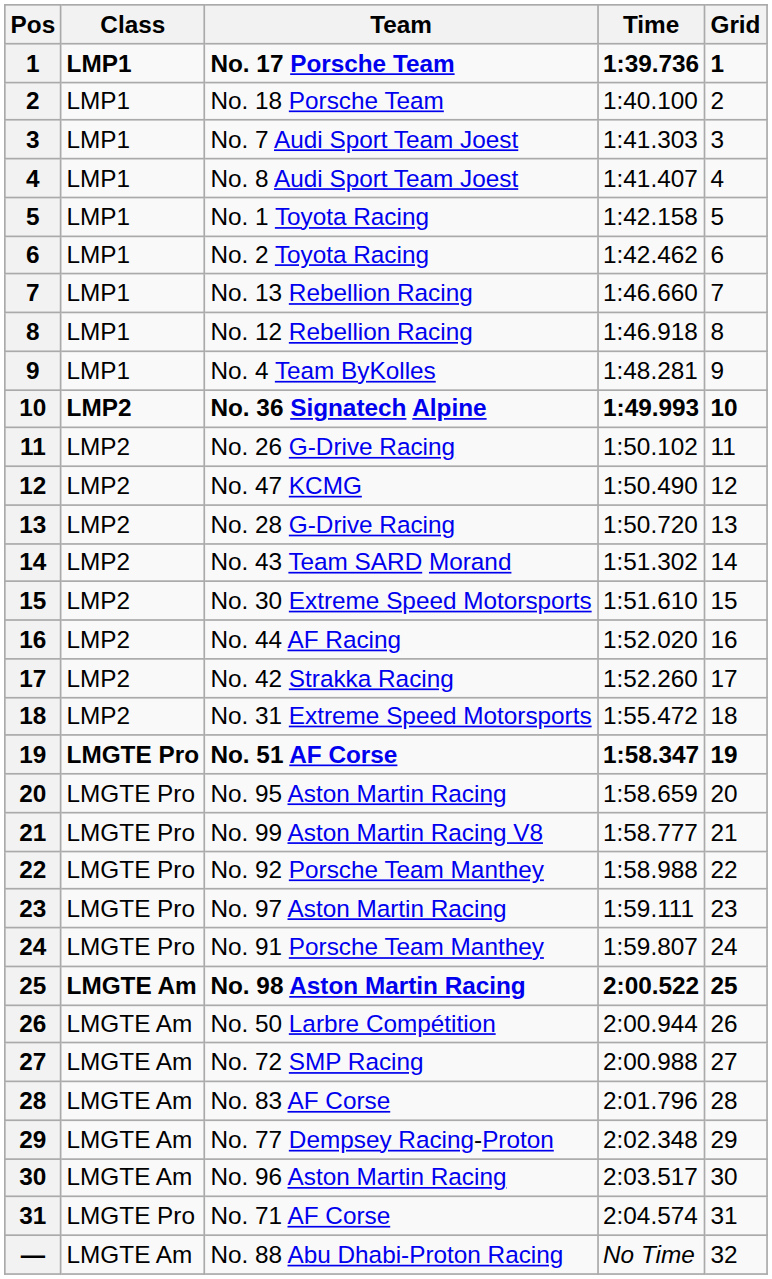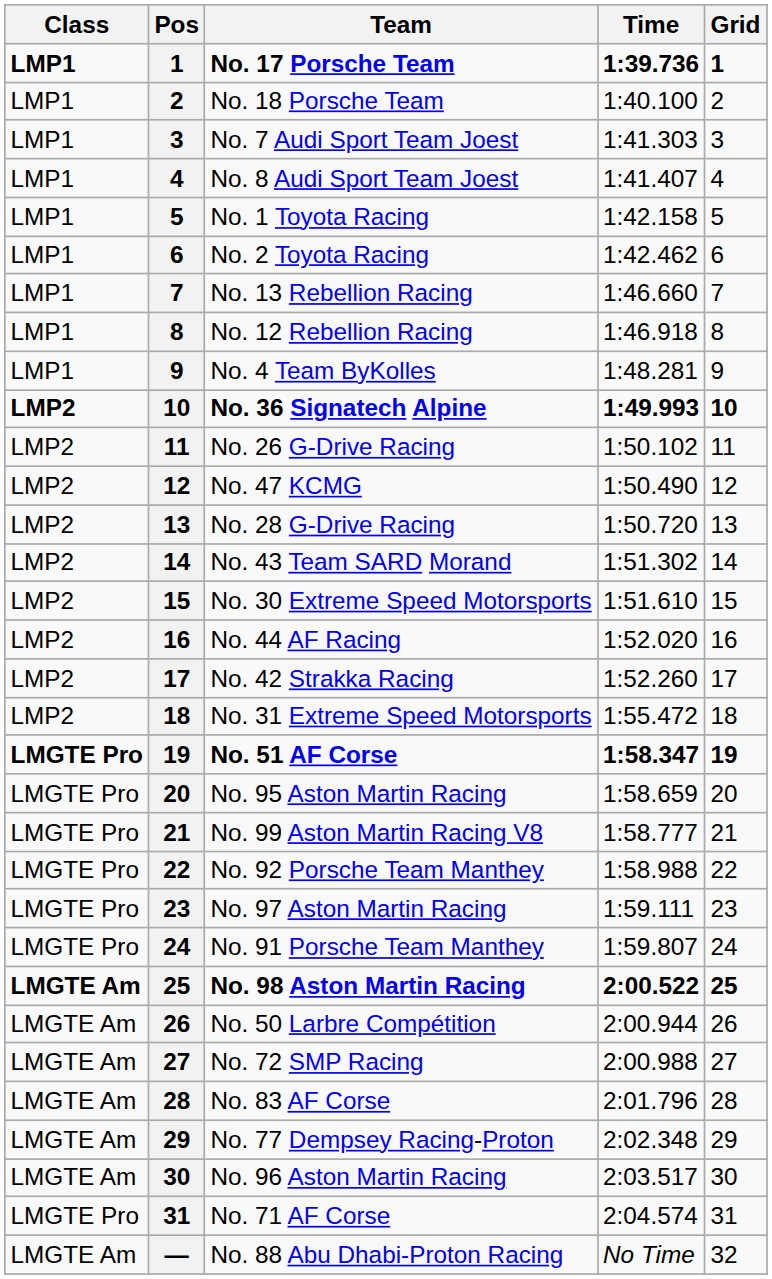columns swapped: (33, 24) <-> (133, 24)
